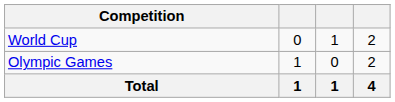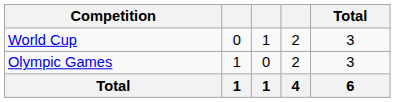+ column: (350, 17)
